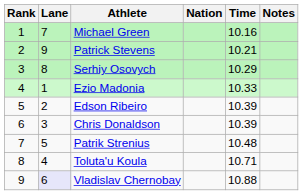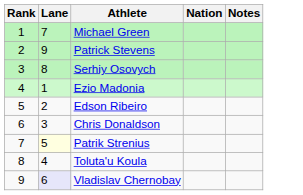- column: (242, 13)
(44, 143) no background -> (44, 143) lightyellow background
